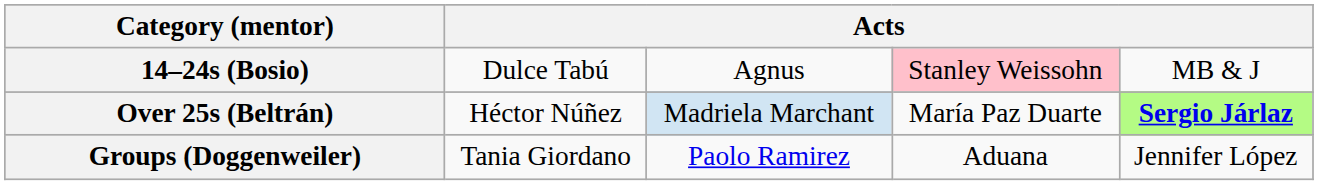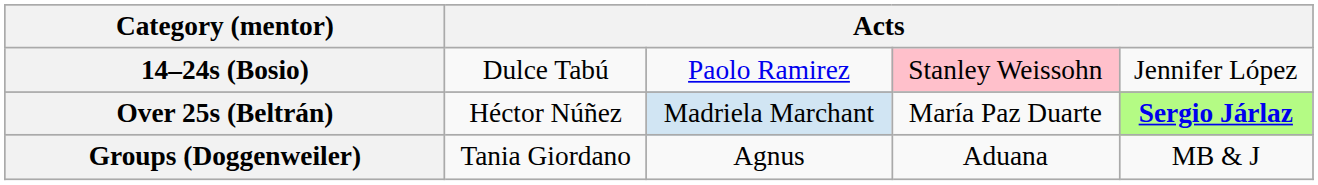(769, 69) Agnus -> (769, 69) Paolo Ramirez
(1216, 69) MB & J -> (1216, 69) Jennifer López
(769, 156) Paolo Ramirez -> (769, 156) Agnus
(1216, 156) Jennifer López -> (1216, 156) MB & J
